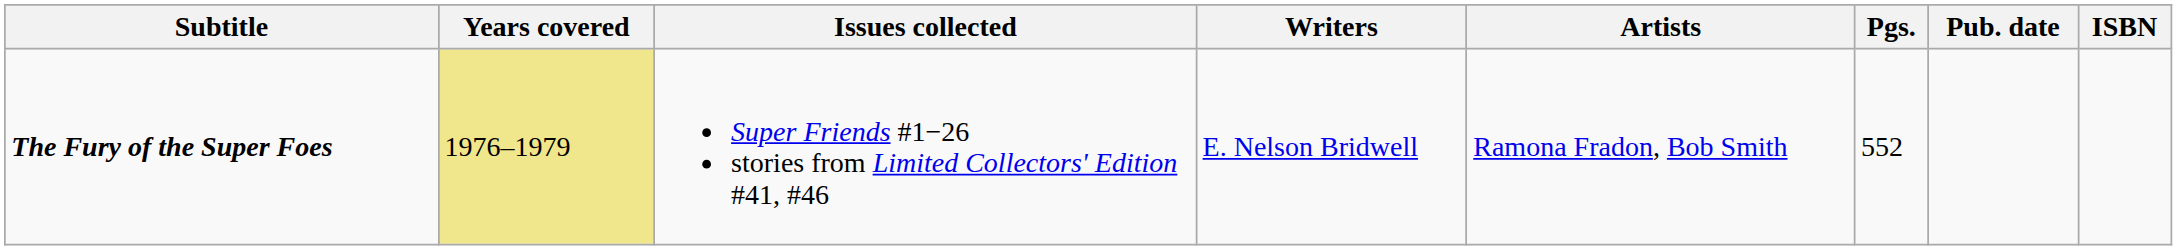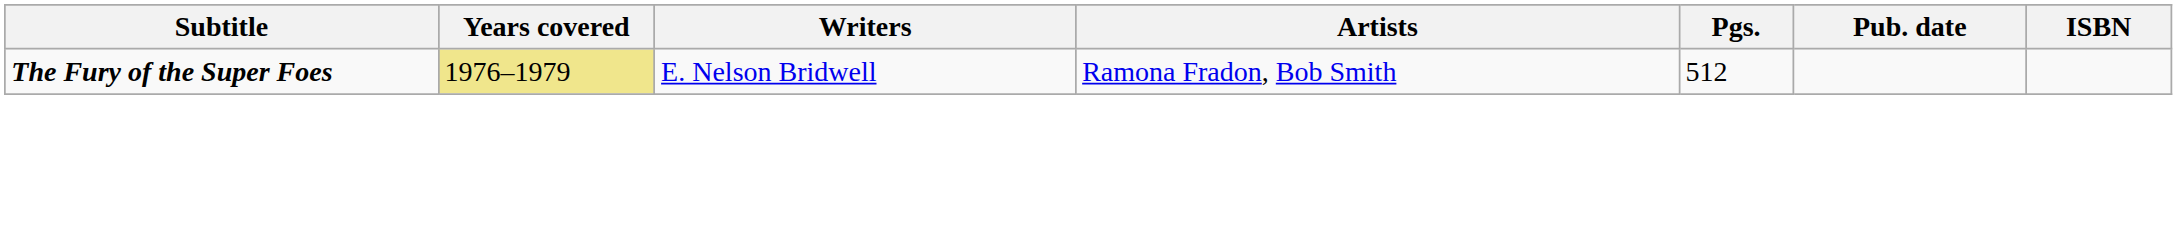- column: (925, 26)
(1882, 146) 552 -> (1706, 71) 512
